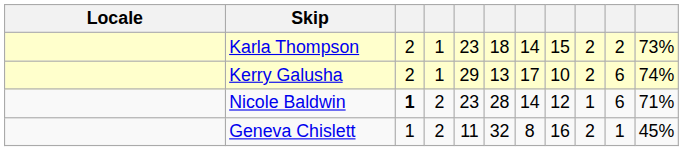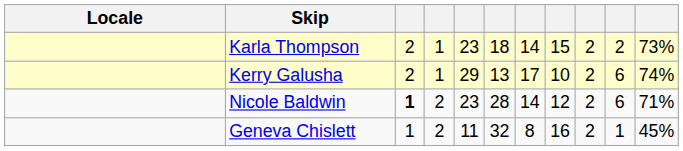(590, 103) 1 -> (590, 103) 2
